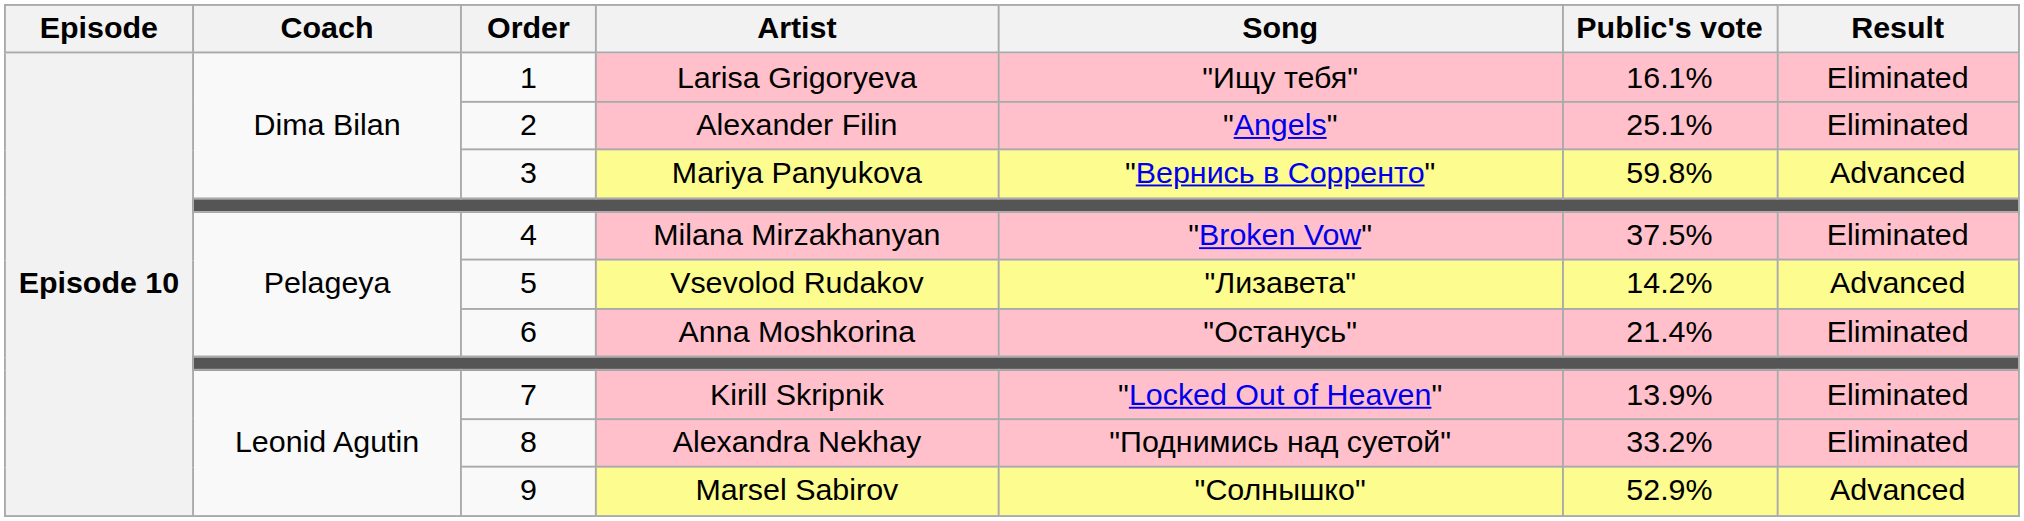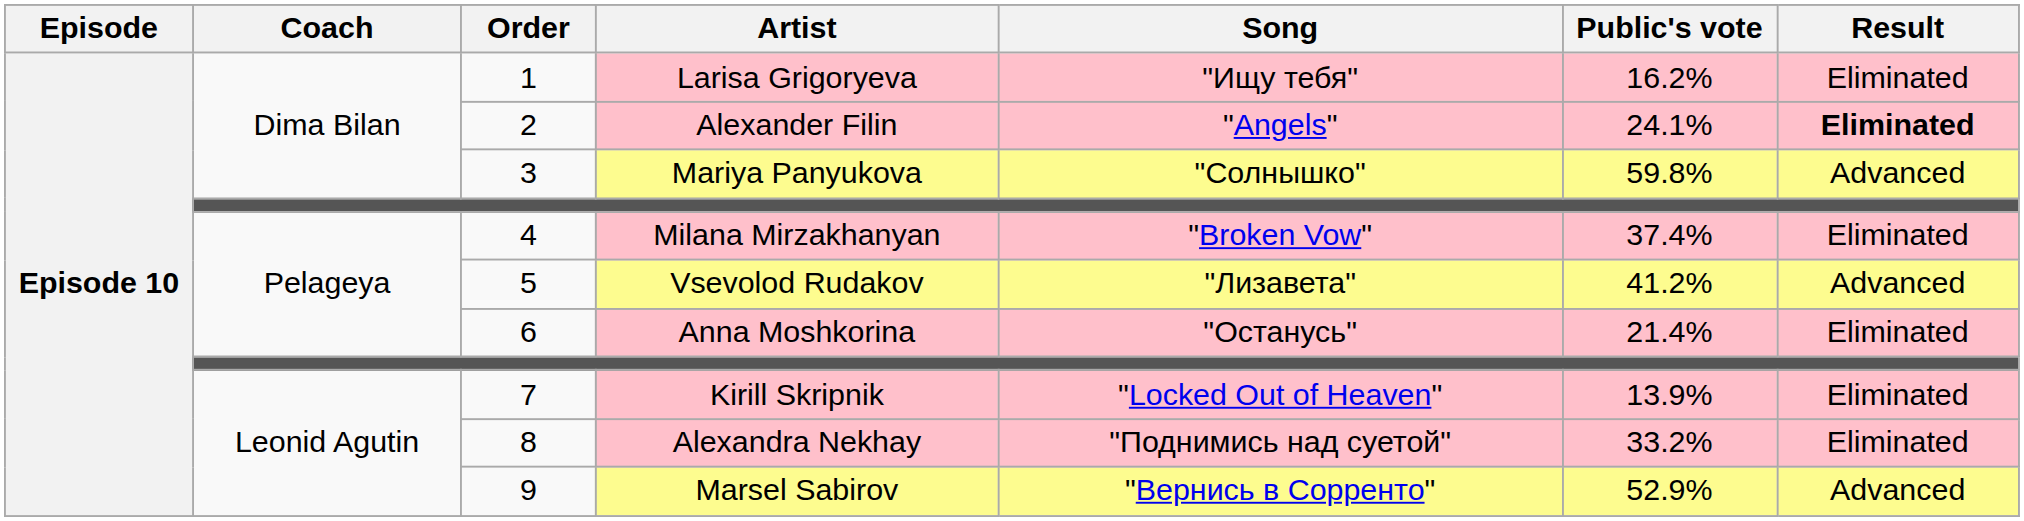(1669, 76) 16.1% -> (1669, 76) 16.2%
(1669, 125) 25.1% -> (1669, 125) 24.1%
(1898, 125) normal -> (1898, 125) bold
(1280, 173) "Вернись в Сорренто" -> (1280, 173) "Солнышко"
(1669, 235) 37.5% -> (1669, 235) 37.4%
(1669, 283) 14.2% -> (1669, 283) 41.2%
(1280, 490) "Солнышко" -> (1280, 490) "Вернись в Сорренто"
